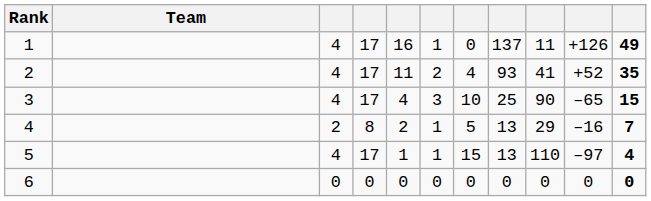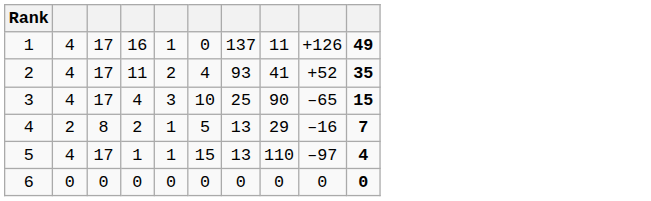- column: (186, 18)
